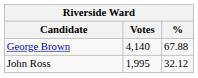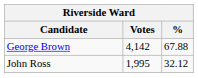(138, 47) 4,140 -> (138, 47) 4,142
